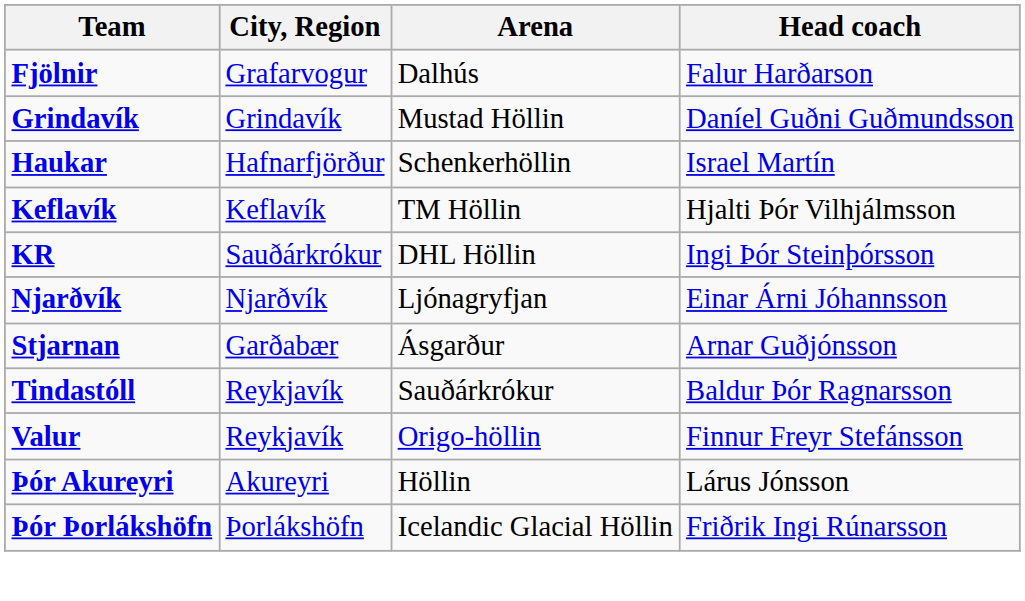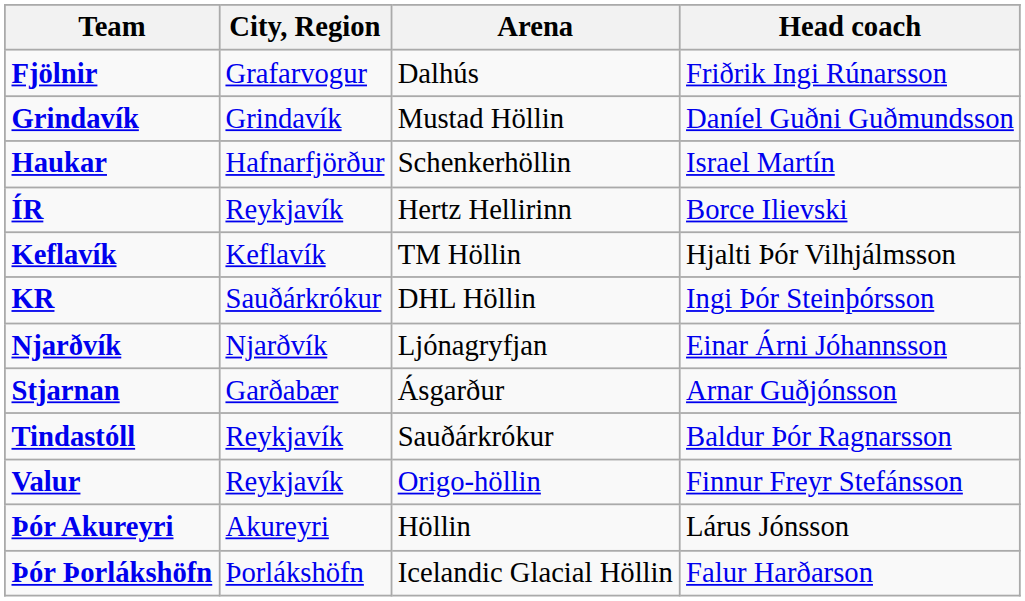(780, 72) Falur Harðarson -> (817, 72) Friðrik Ingi Rúnarsson
+ row: (27, 208)
(817, 526) Friðrik Ingi Rúnarsson -> (780, 572) Falur Harðarson
